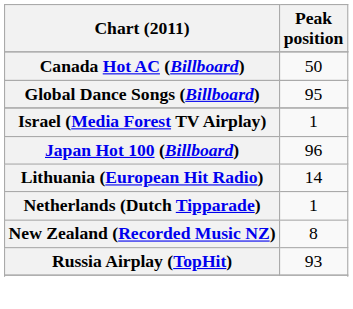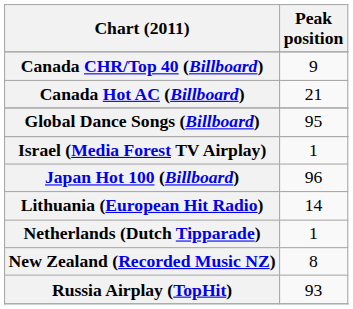+ row: (142, 66)
(313, 66) 50 -> (313, 94) 21
